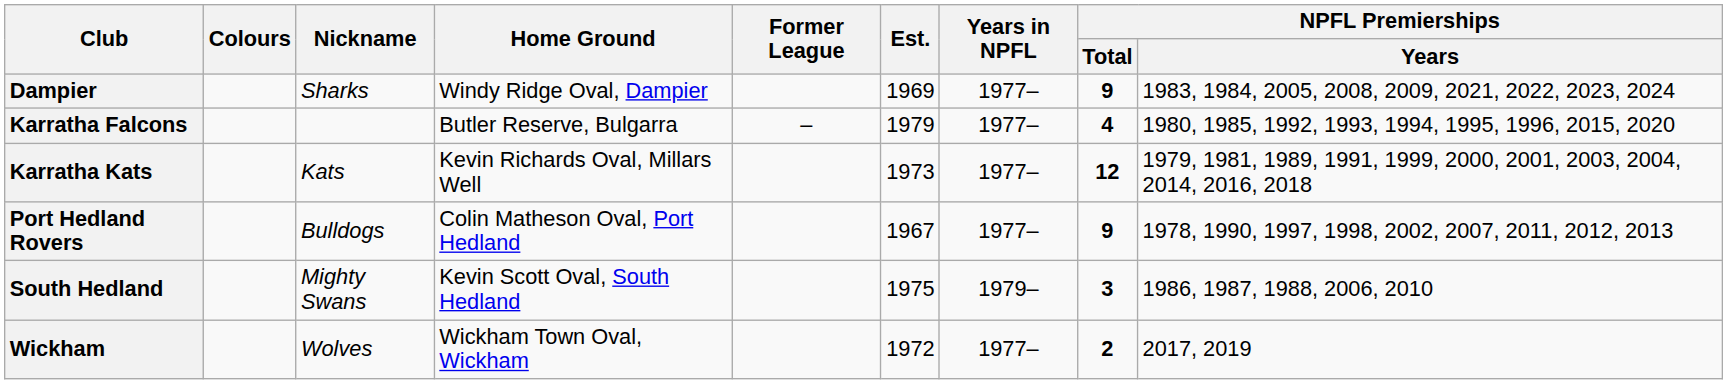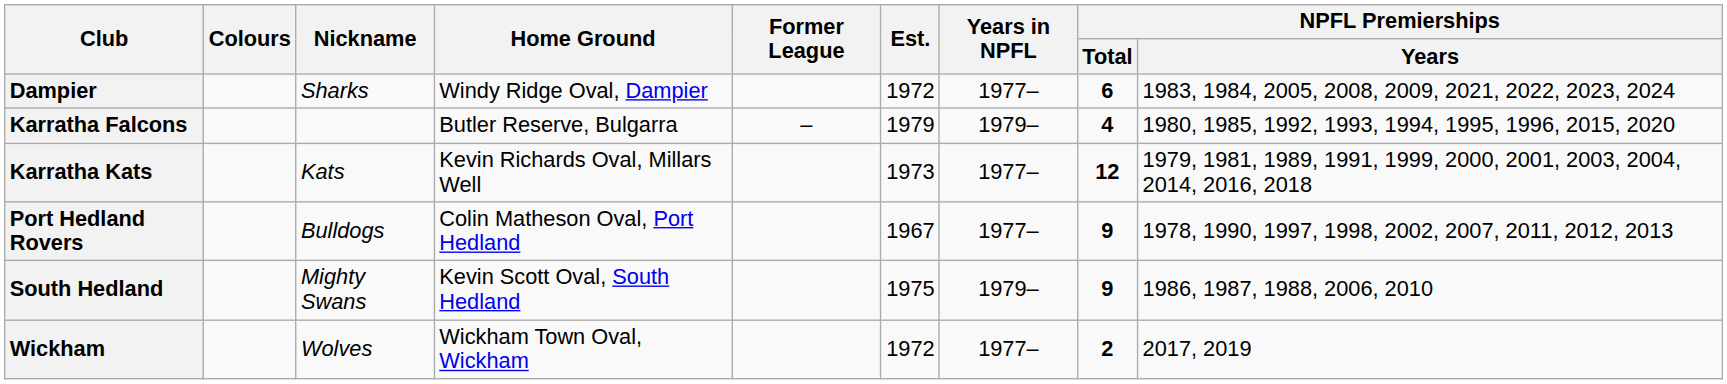(910, 90) 1969 -> (910, 90) 1972
(1107, 90) 9 -> (1107, 90) 6
(1008, 125) 1977– -> (1008, 125) 1979–
(1107, 290) 3 -> (1107, 290) 9
